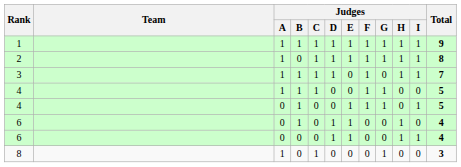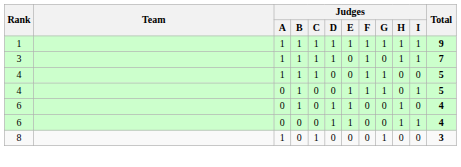- row: (19, 59)
